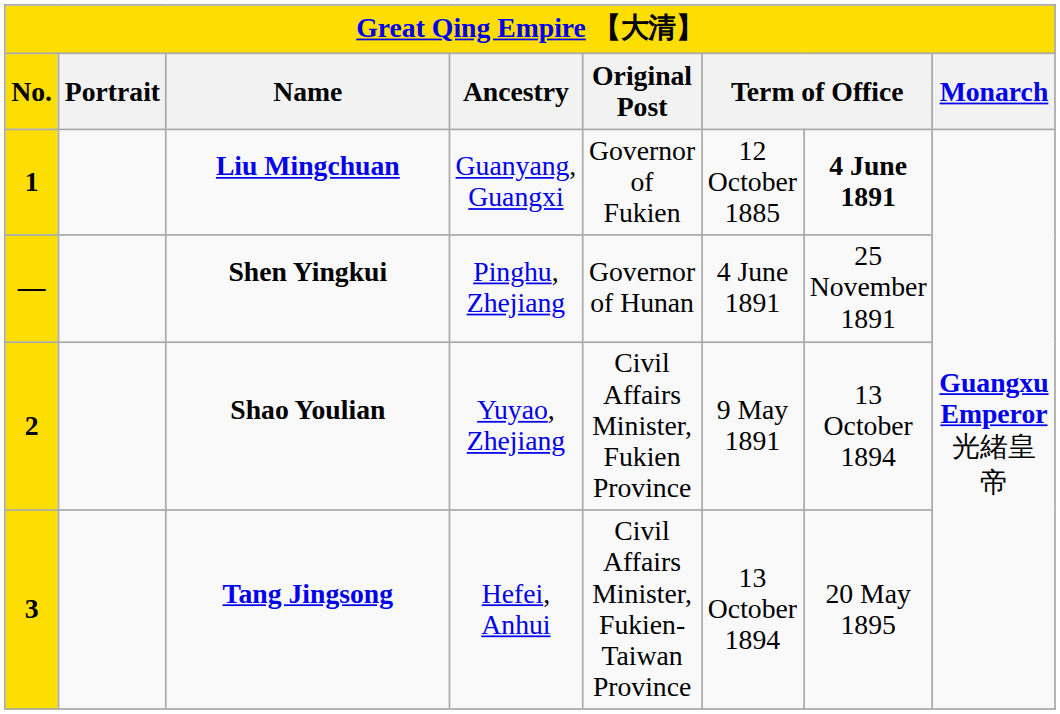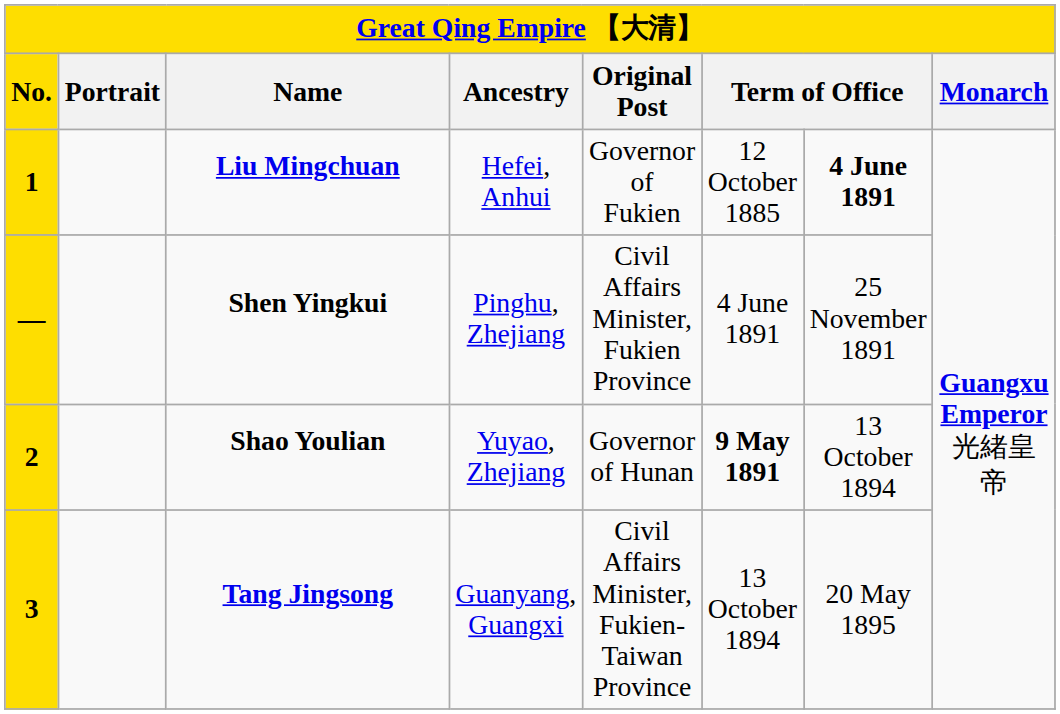(516, 181) Guanyang, Guangxi -> (516, 181) Hefei, Anhui
(642, 287) Governor of Hunan -> (642, 319) Civil Affairs Minister, Fukien Province
(642, 425) Civil Affairs Minister, Fukien Province -> (642, 456) Governor of Hunan
(752, 425) normal -> (752, 456) bold
(516, 609) Hefei, Anhui -> (516, 609) Guanyang, Guangxi
